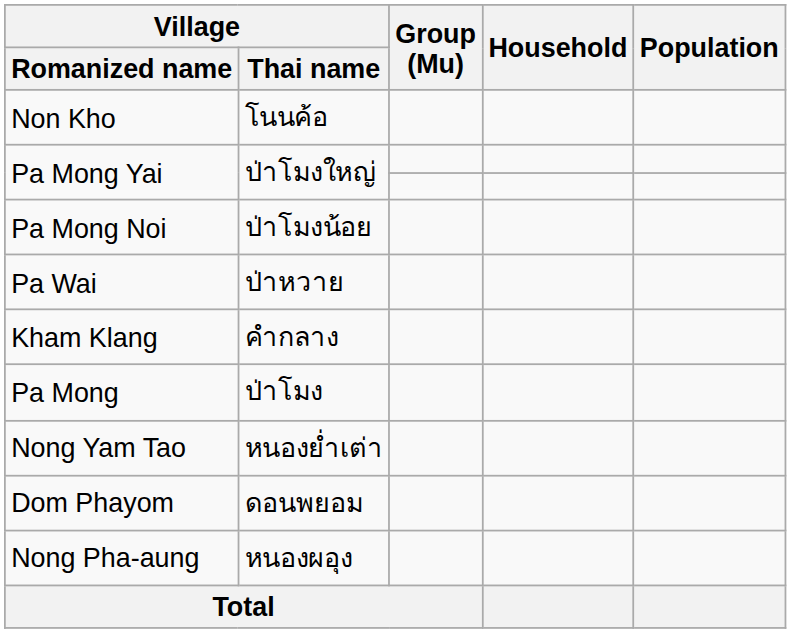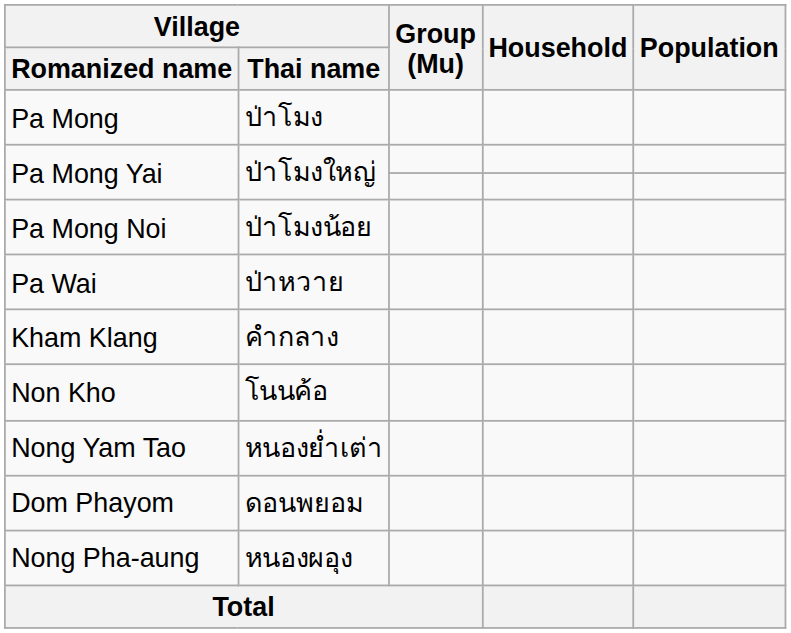rows swapped: (65, 393) <-> (63, 118)
